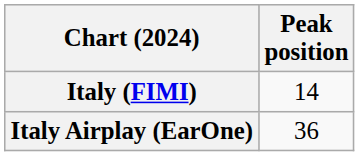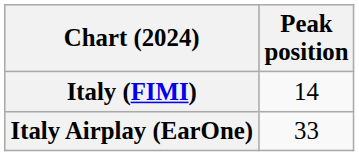(306, 130) 36 -> (306, 130) 33
